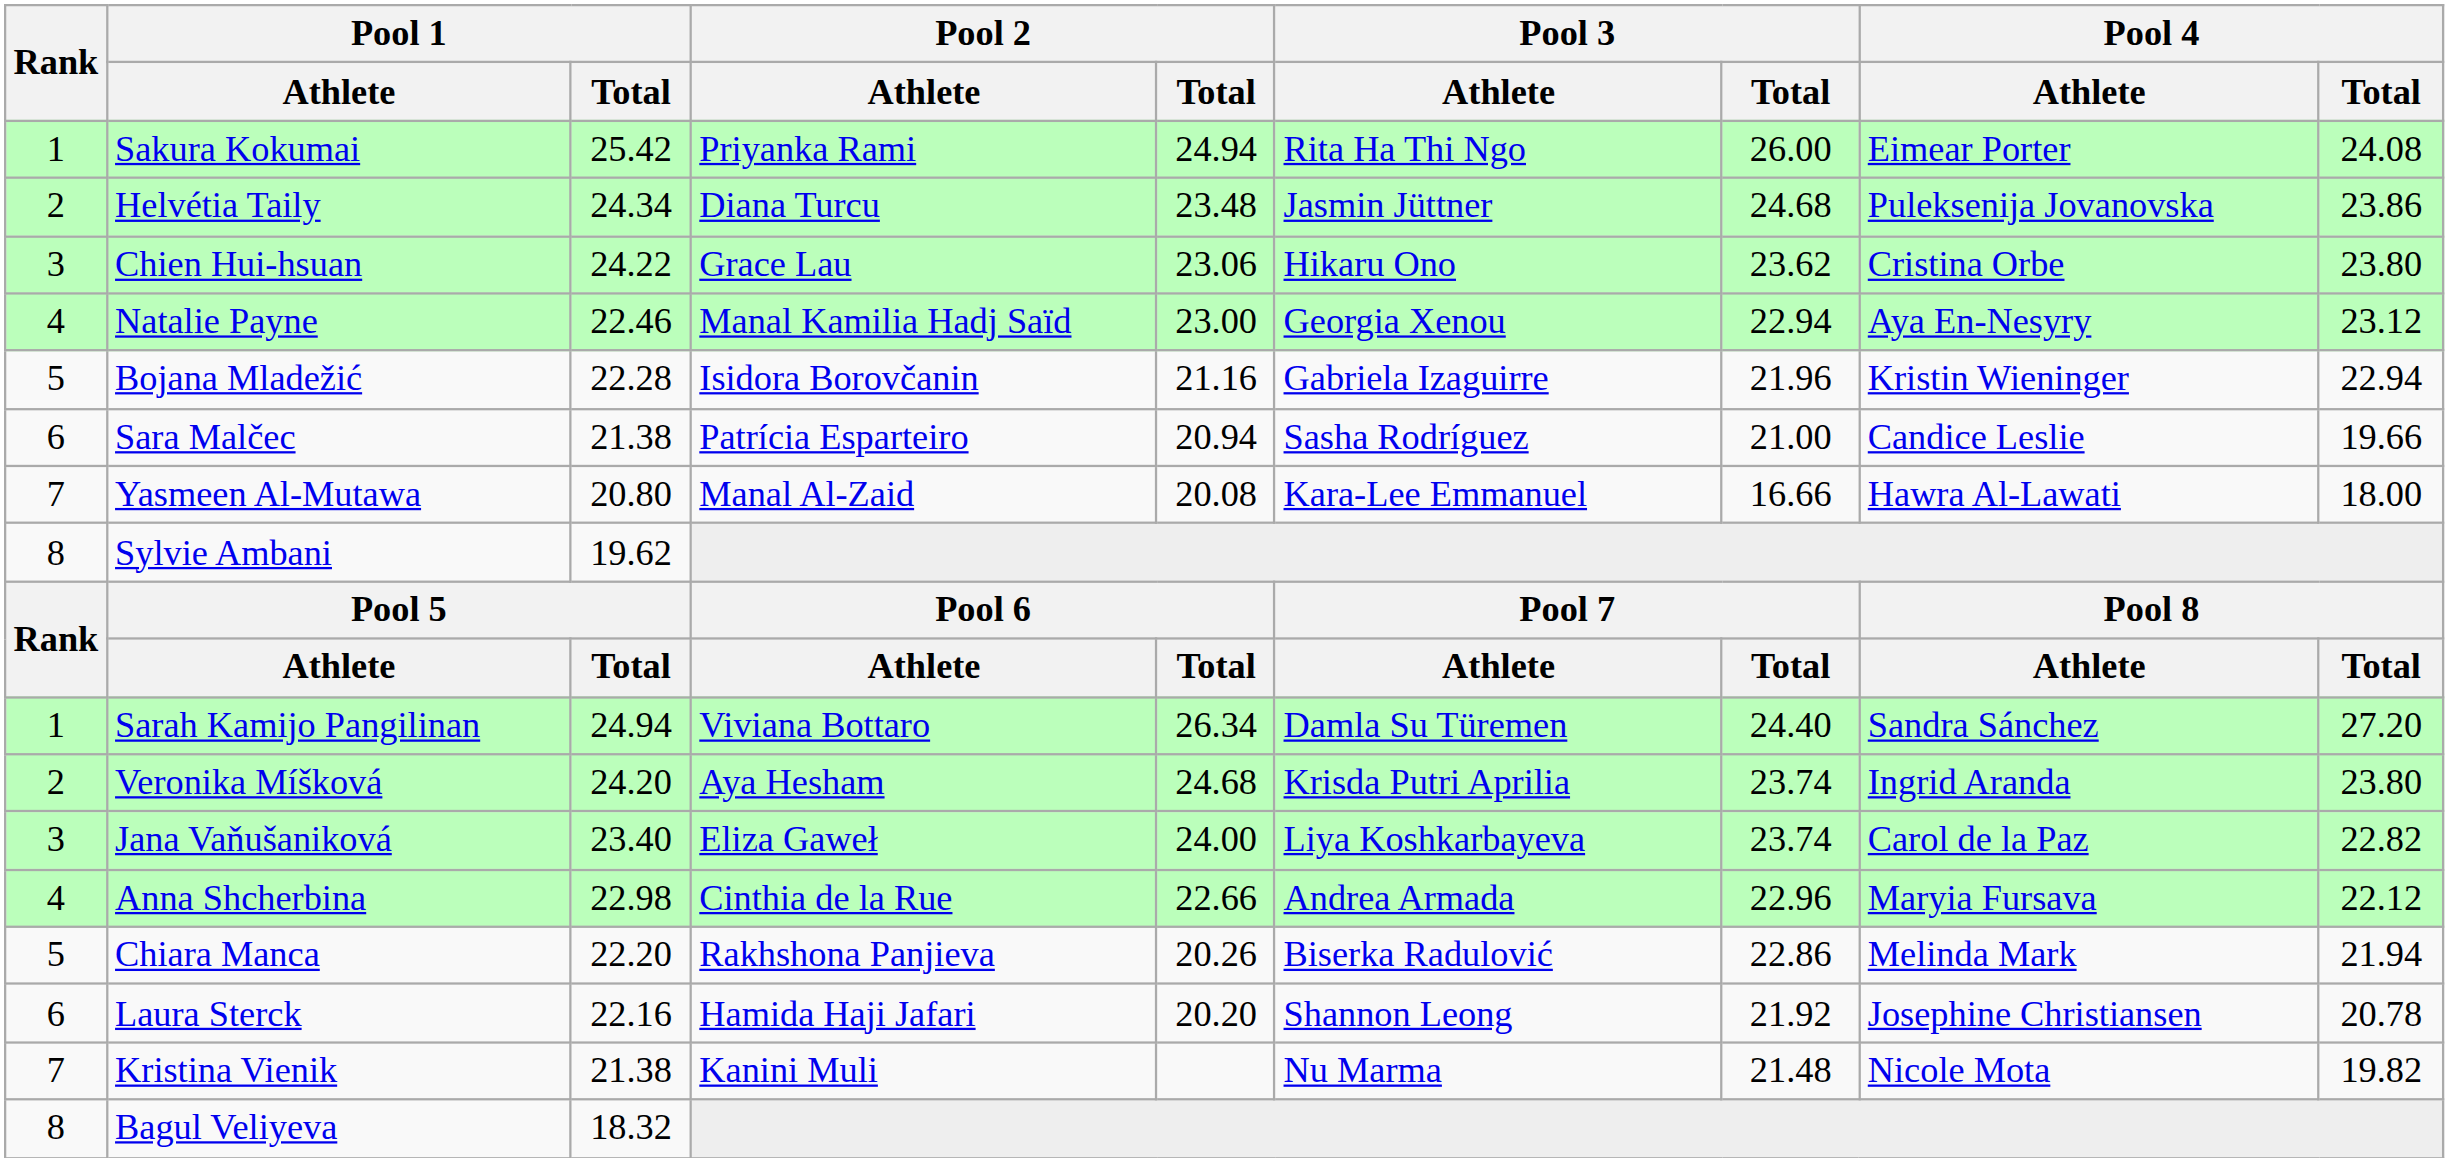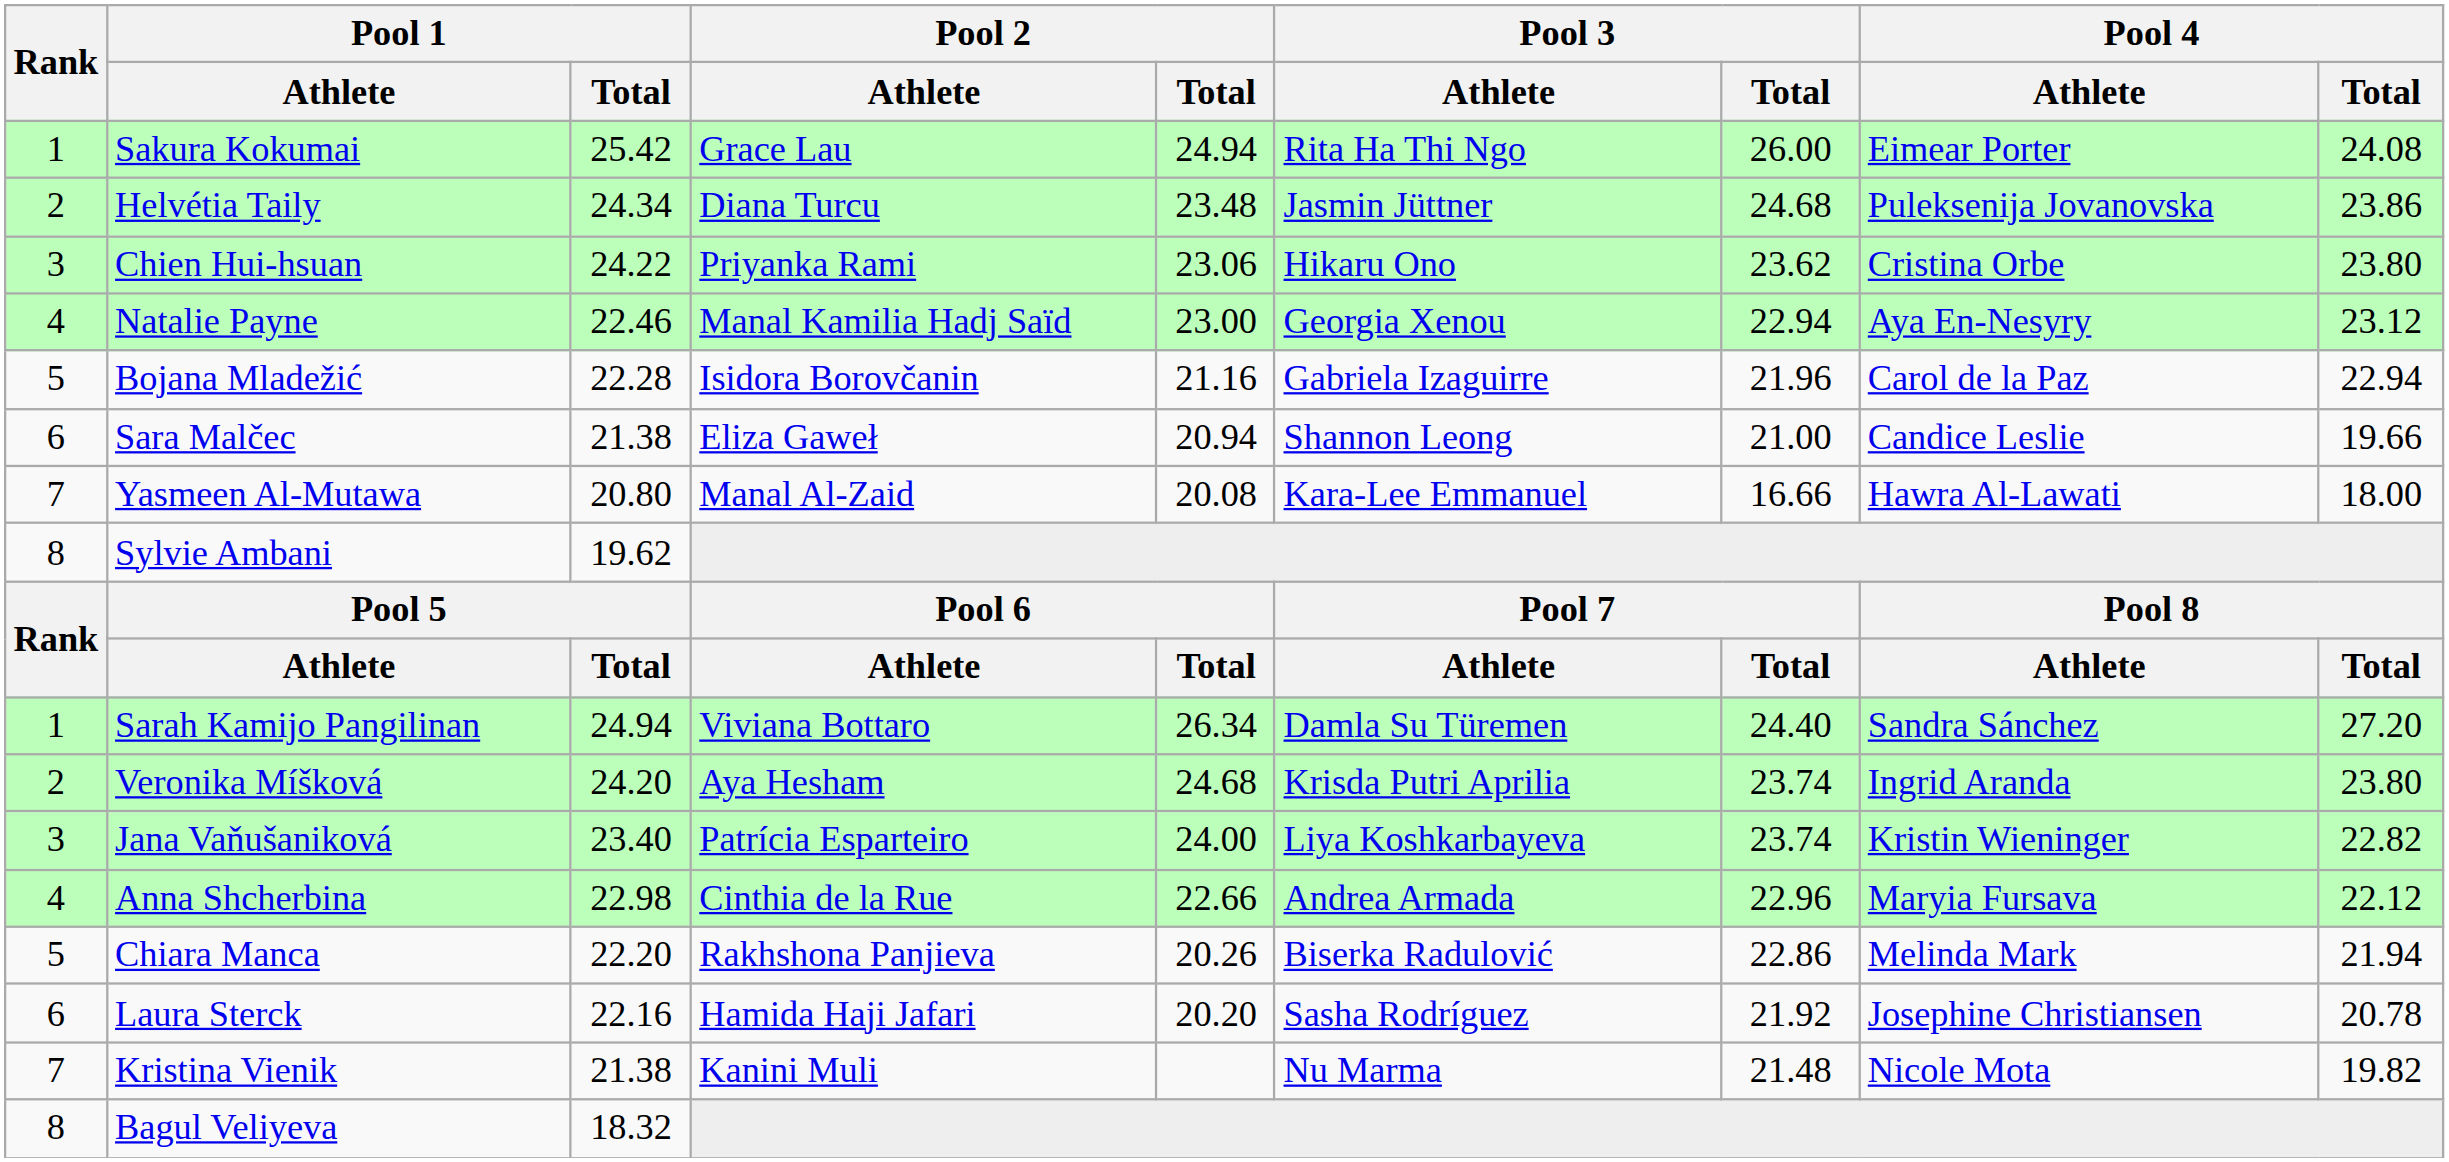(808, 148) Priyanka Rami -> (775, 148) Grace Lau
(775, 263) Grace Lau -> (808, 263) Priyanka Rami
(1998, 378) Kristin Wieninger -> (1978, 378) Carol de la Paz
(834, 436) Patrícia Esparteiro -> (789, 436) Eliza Gaweł
(1406, 436) Sasha Rodríguez -> (1398, 436) Shannon Leong
(789, 839) Eliza Gaweł -> (834, 839) Patrícia Esparteiro
(1978, 839) Carol de la Paz -> (1998, 839) Kristin Wieninger
(1398, 1012) Shannon Leong -> (1406, 1012) Sasha Rodríguez
